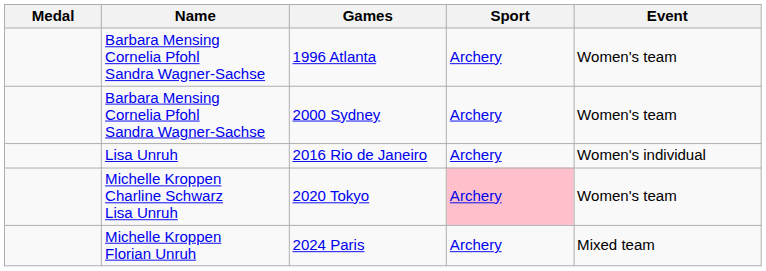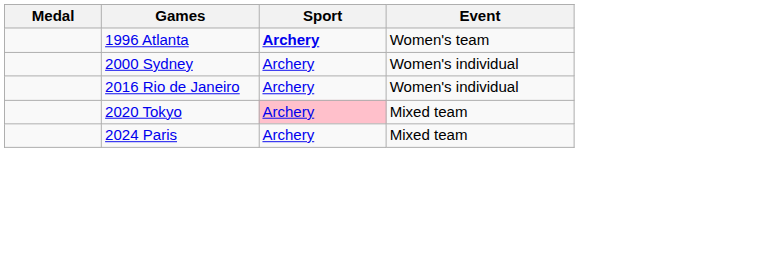- column: (195, 16)
(476, 57) normal -> (291, 40) bold
(627, 114) Women's team -> (454, 64) Women's individual
(627, 196) Women's team -> (429, 111) Mixed team
